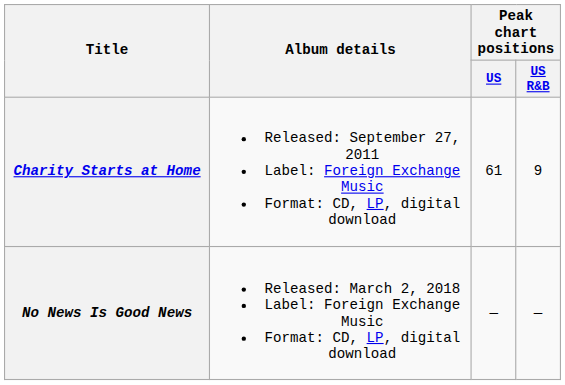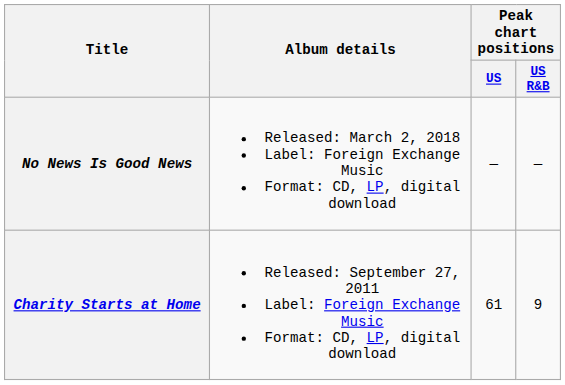rows swapped: (107, 172) <-> (107, 313)
